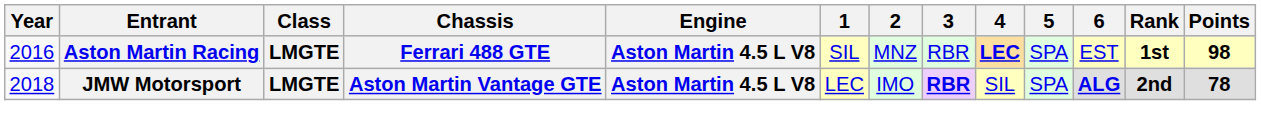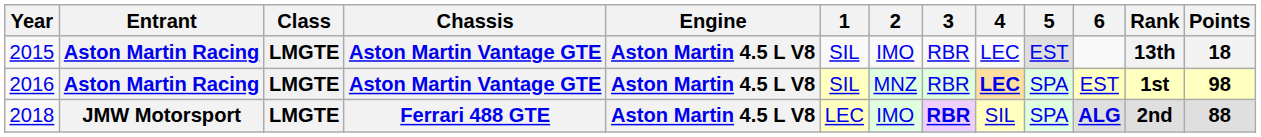+ row: (32, 52)
(475, 52) Ferrari 488 GTE -> (475, 84) Aston Martin Vantage GTE
(475, 84) Aston Martin Vantage GTE -> (475, 115) Ferrari 488 GTE
(1219, 84) 78 -> (1220, 115) 88
